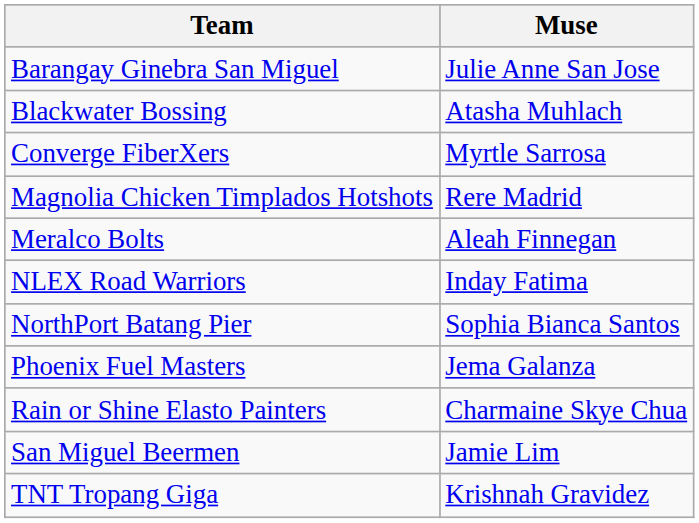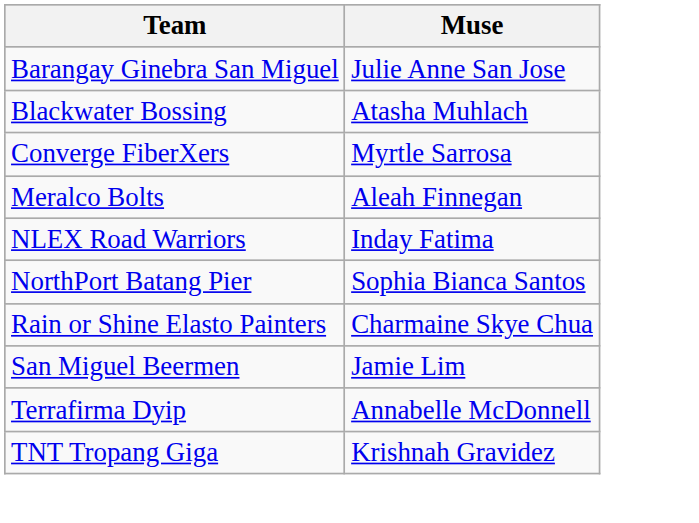- row: (222, 196)
- row: (128, 366)
+ row: (99, 409)
